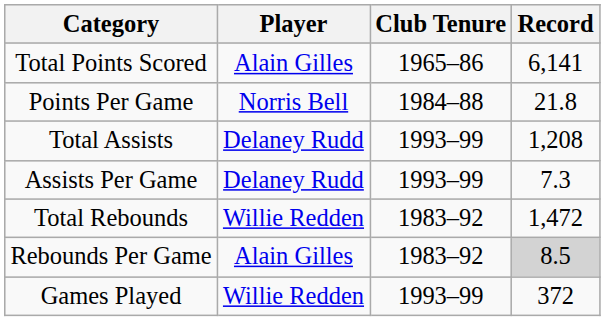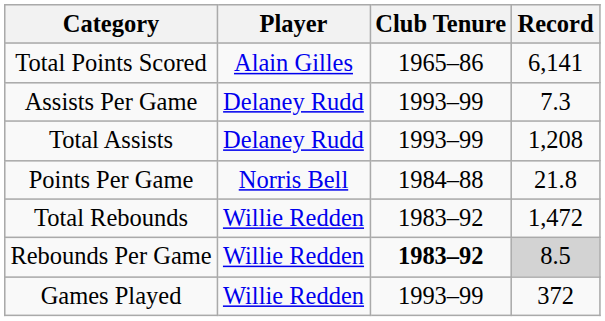rows swapped: (111, 101) <-> (111, 179)
(293, 256) Alain Gilles -> (293, 256) Willie Redden
(441, 256) normal -> (441, 256) bold
